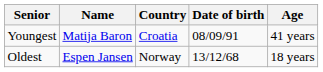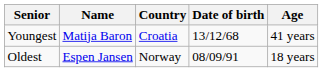(216, 35) 08/09/91 -> (216, 35) 13/12/68
(216, 56) 13/12/68 -> (216, 56) 08/09/91
